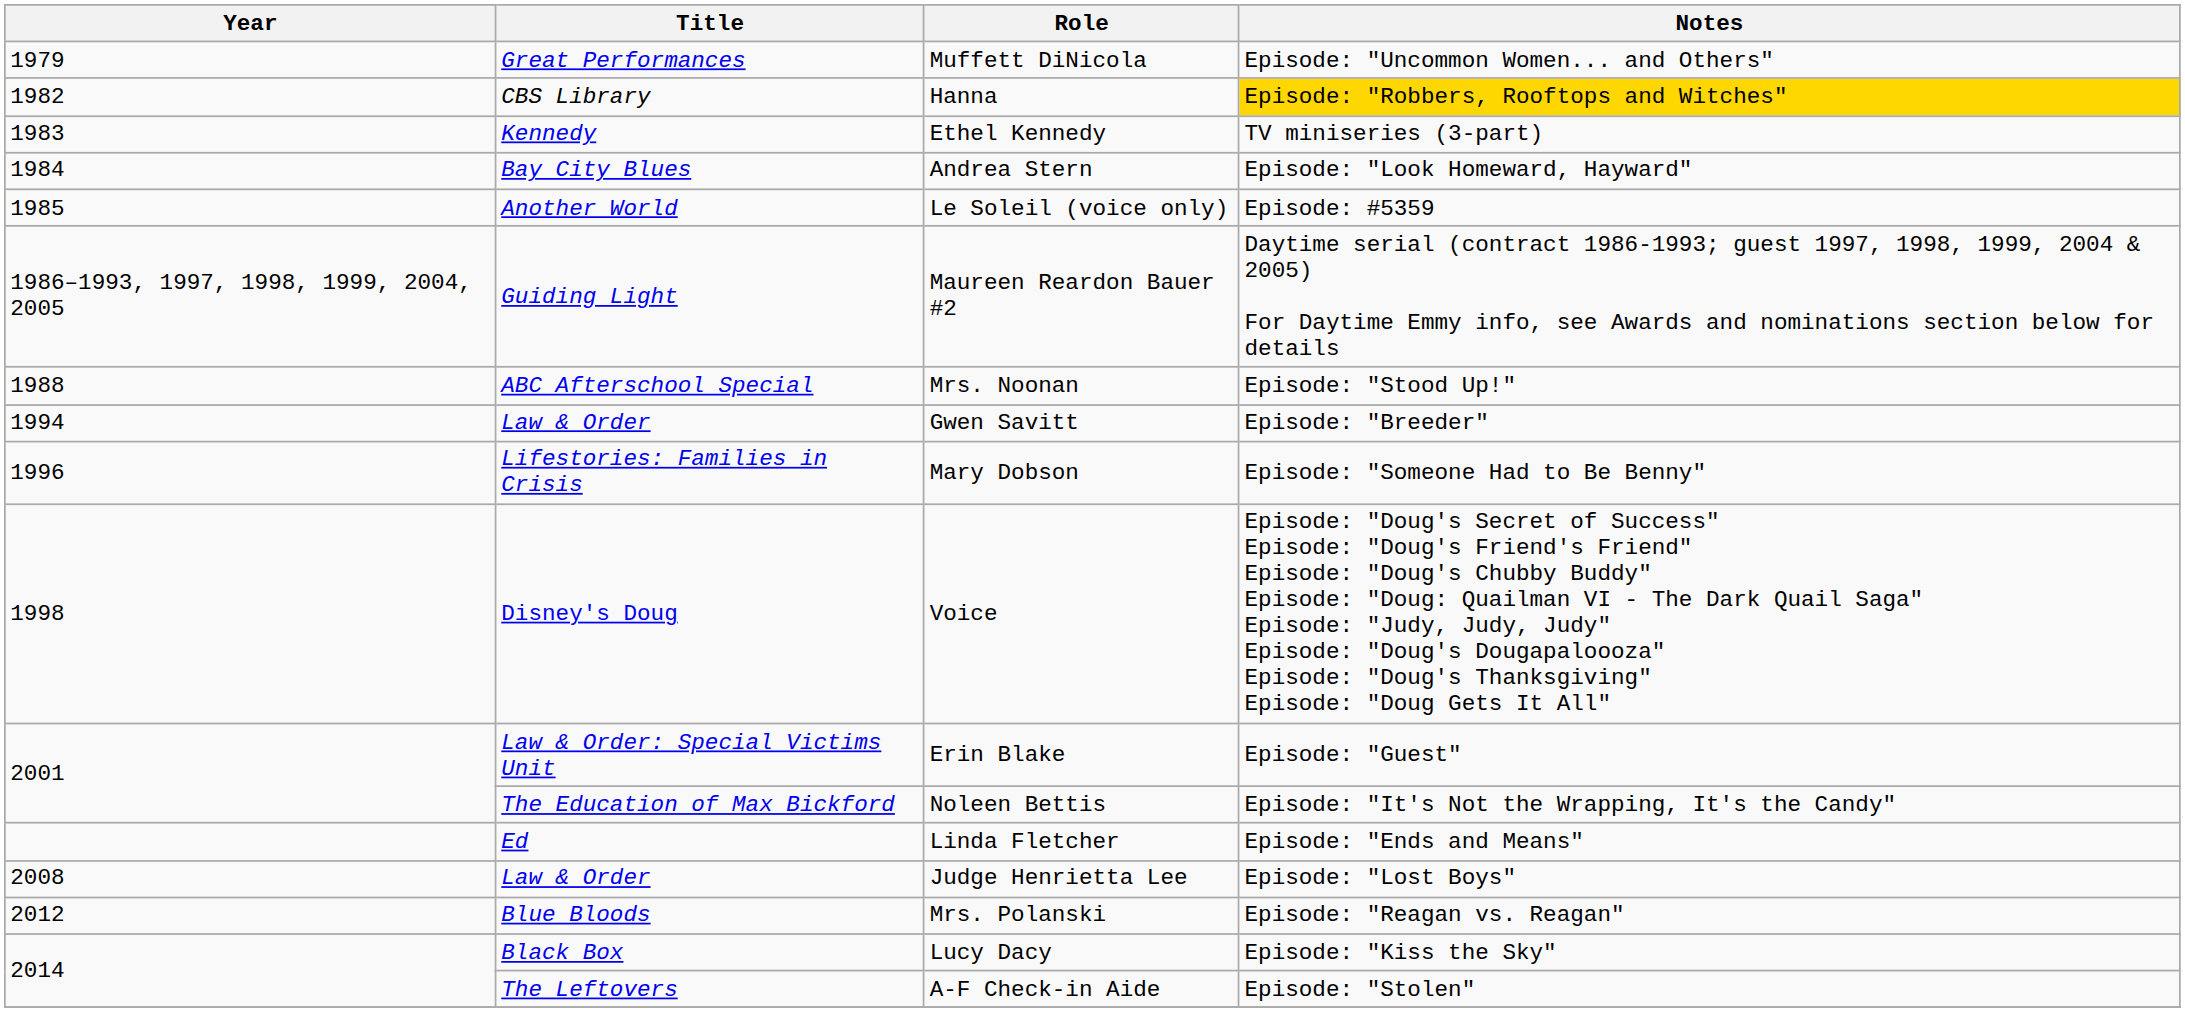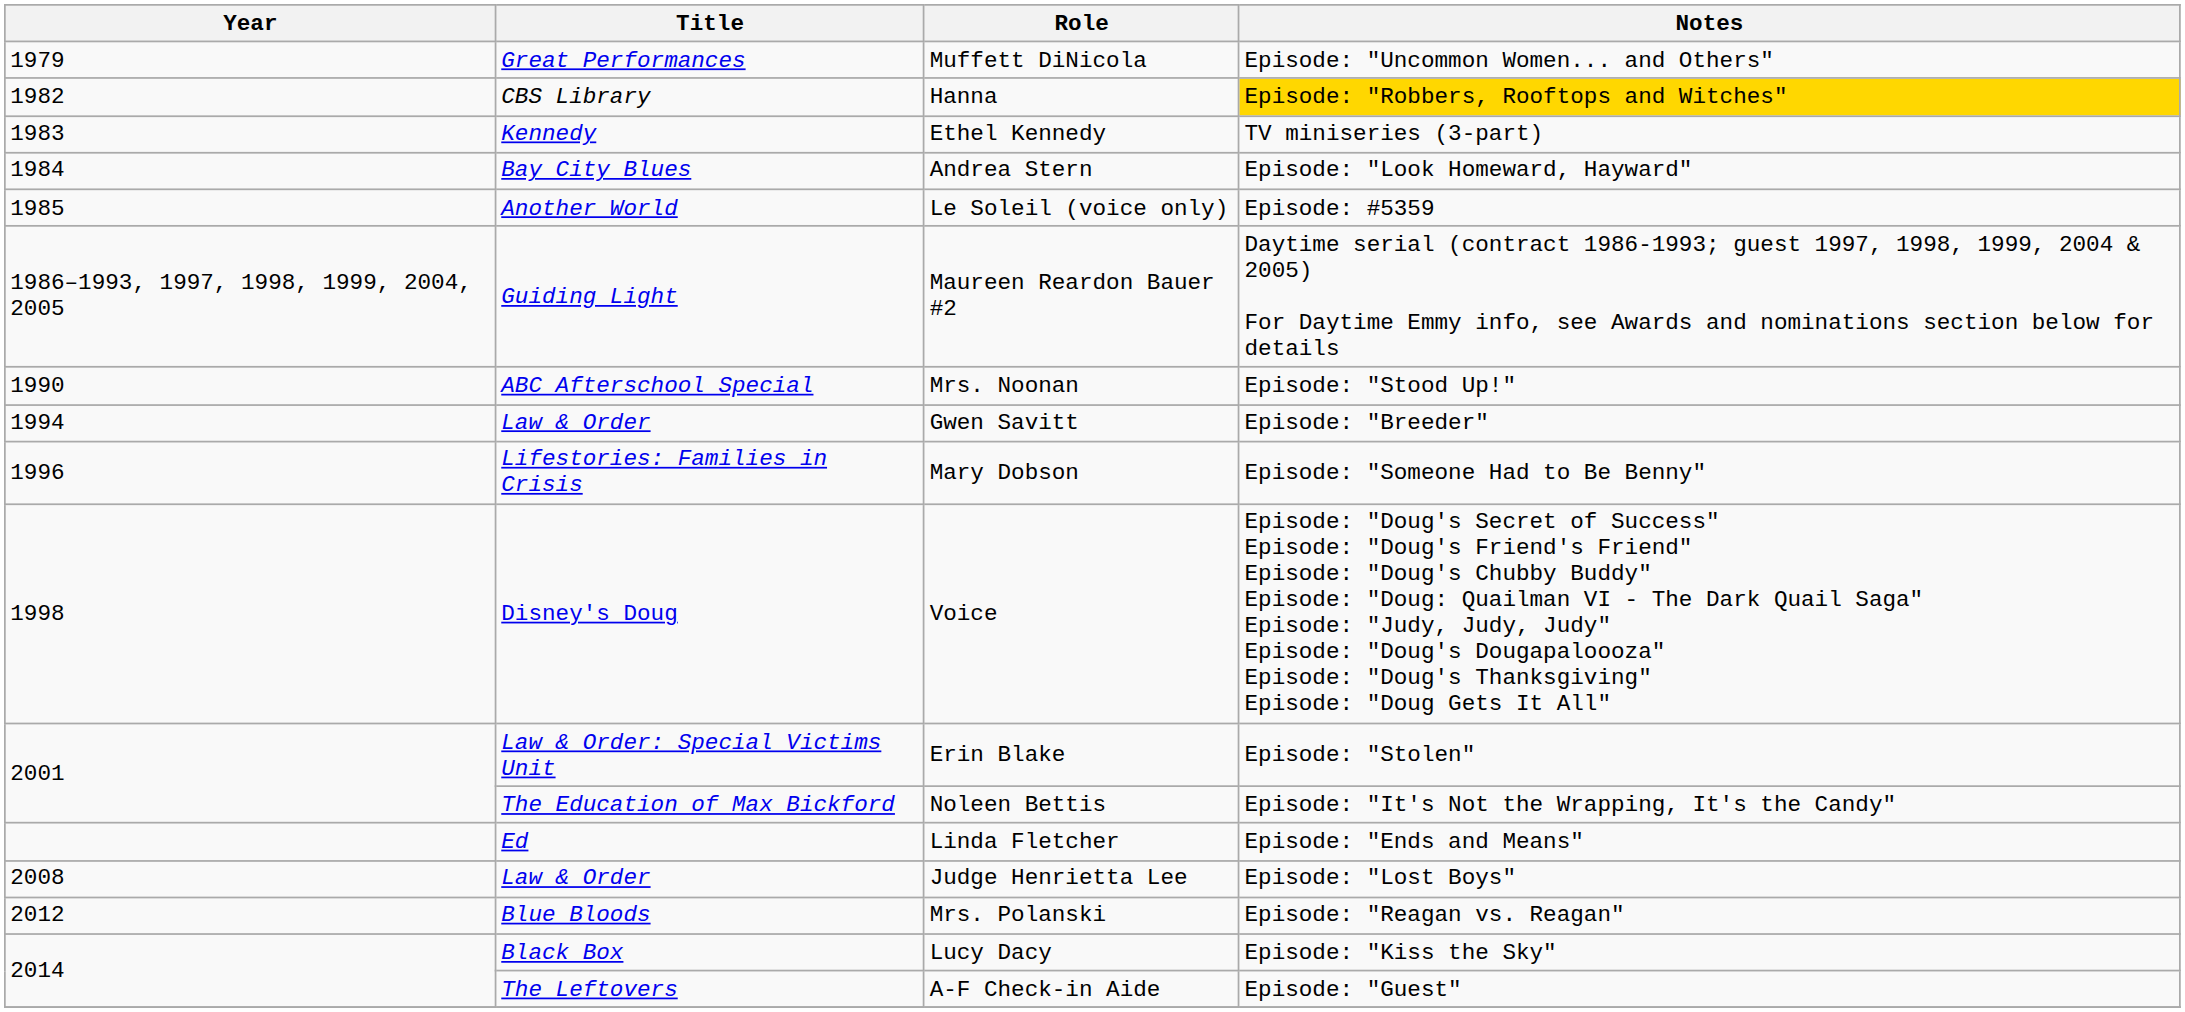(37, 386) 1988 -> (37, 386) 1990
(1353, 755) Episode: "Guest" -> (1360, 755) Episode: "Stolen"
(1360, 989) Episode: "Stolen" -> (1353, 989) Episode: "Guest"
